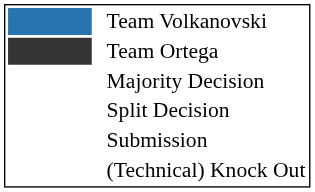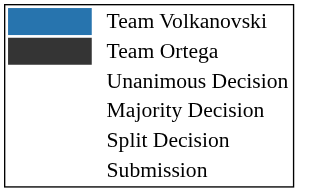+ row: (197, 80)
- row: (206, 169)
